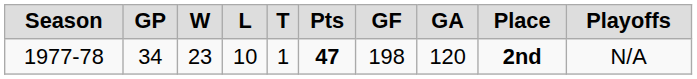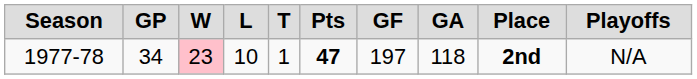(200, 56) no background -> (201, 56) pink background
(387, 56) 198 -> (388, 56) 197
(448, 56) 120 -> (448, 56) 118
